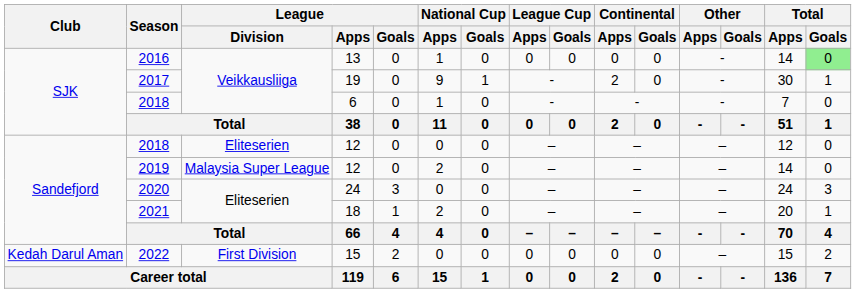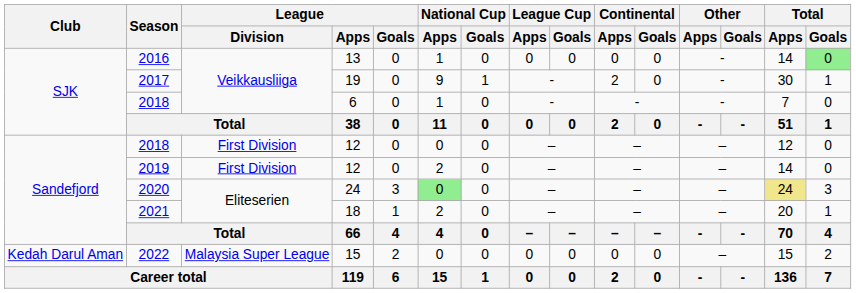(257, 146) Eliteserien -> (257, 146) First Division
(257, 168) Malaysia Super League -> (257, 168) First Division
(440, 189) no background -> (440, 189) lightgreen background
(785, 189) no background -> (785, 189) khaki background
(257, 255) First Division -> (257, 255) Malaysia Super League
